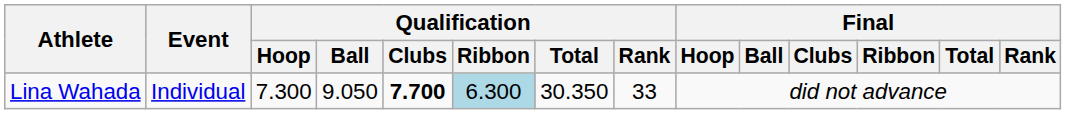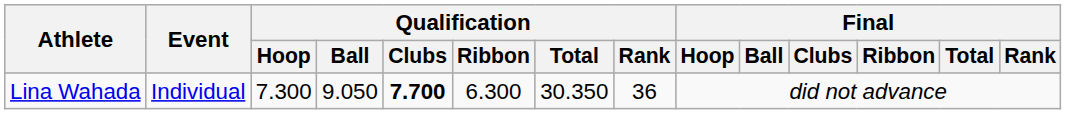(493, 91) lightblue background -> (493, 91) no background
(645, 91) 33 -> (645, 91) 36
